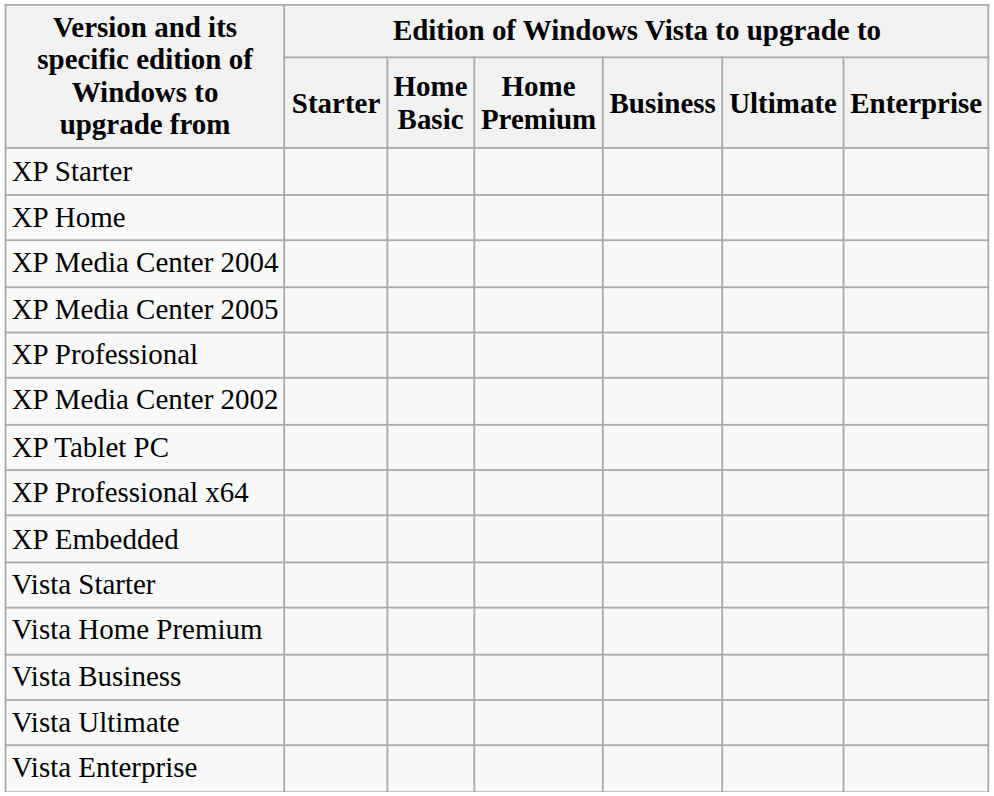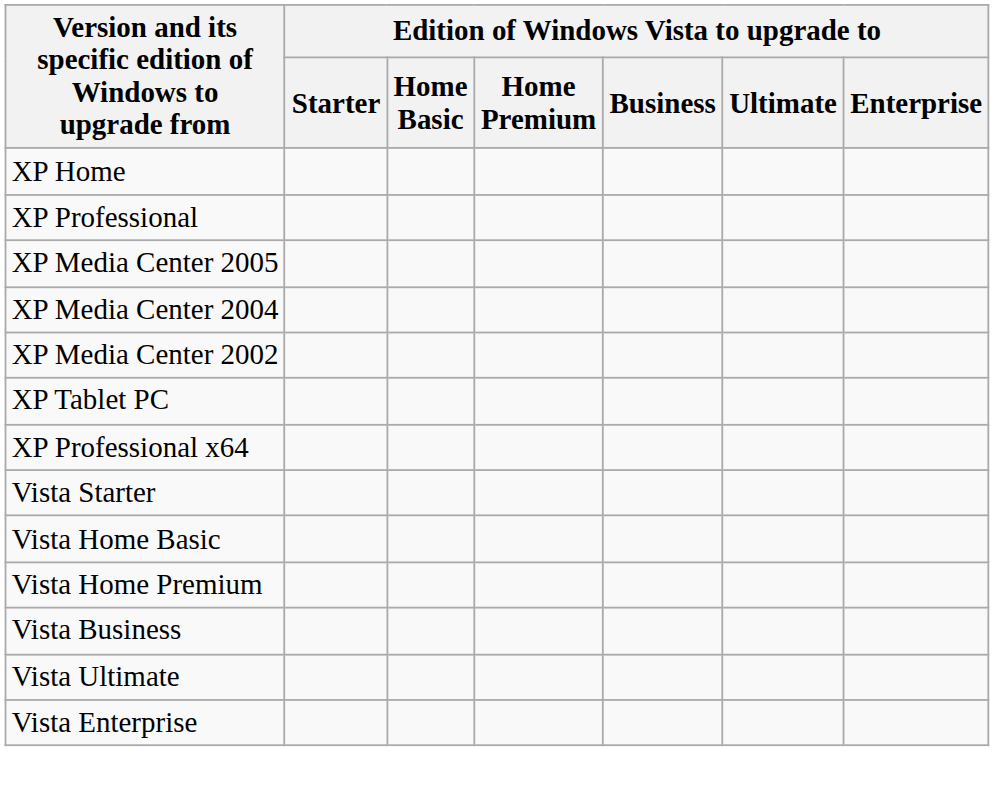- row: (72, 171)
rows swapped: (105, 354) <-> (145, 262)
- row: (95, 538)
+ row: (116, 538)
